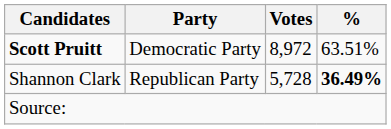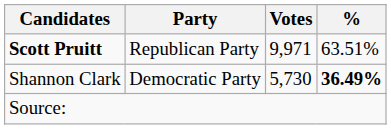(195, 49) Democratic Party -> (194, 49) Republican Party
(291, 49) 8,972 -> (291, 49) 9,971
(194, 78) Republican Party -> (195, 78) Democratic Party
(291, 78) 5,728 -> (291, 78) 5,730
